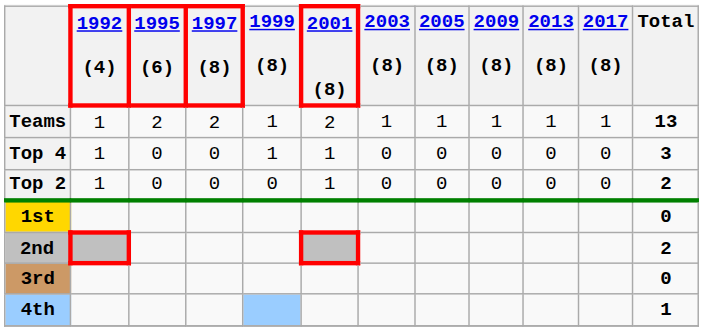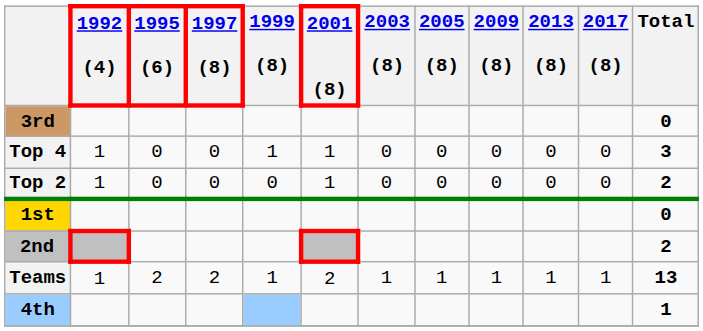rows swapped: (38, 122) <-> (38, 279)
